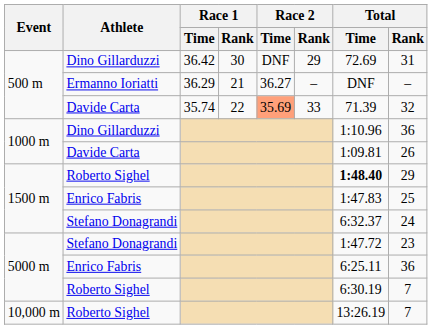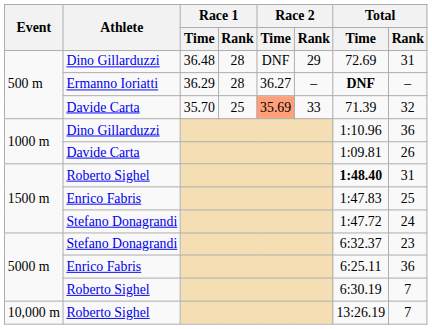(199, 61) 36.42 -> (199, 61) 36.48
(237, 61) 30 -> (237, 61) 28
(237, 84) 21 -> (237, 84) 28
(361, 84) normal -> (361, 84) bold
(199, 107) 35.74 -> (199, 107) 35.70
(237, 107) 22 -> (237, 107) 25
(408, 175) 29 -> (408, 175) 31
(361, 221) 6:32.37 -> (361, 221) 1:47.72
(361, 244) 1:47.72 -> (361, 244) 6:32.37
